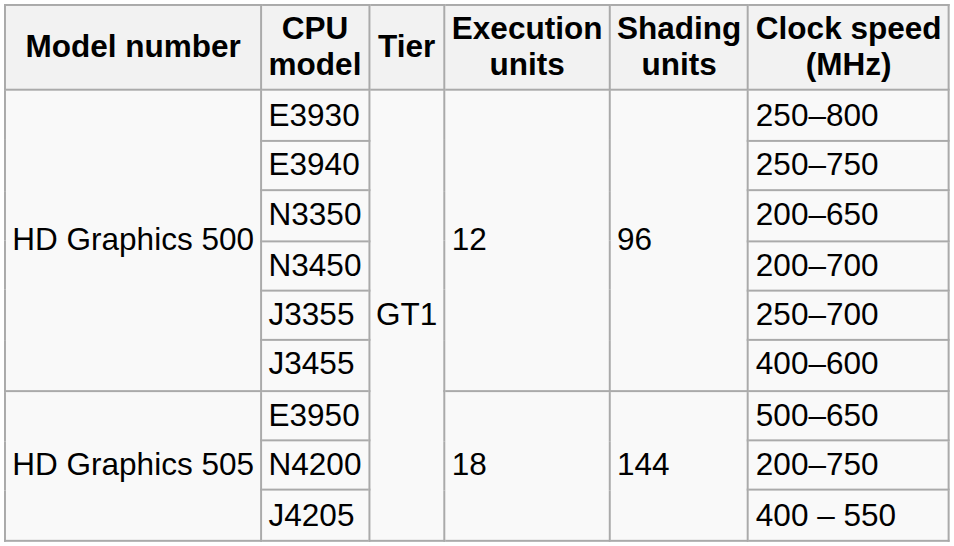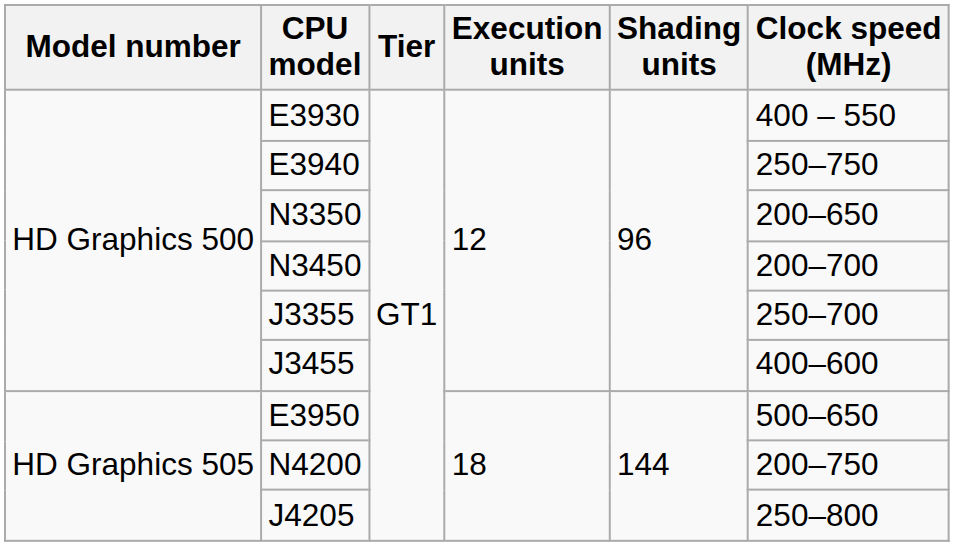(817, 114) 250–800 -> (826, 114) 400 – 550
(826, 514) 400 – 550 -> (817, 514) 250–800
